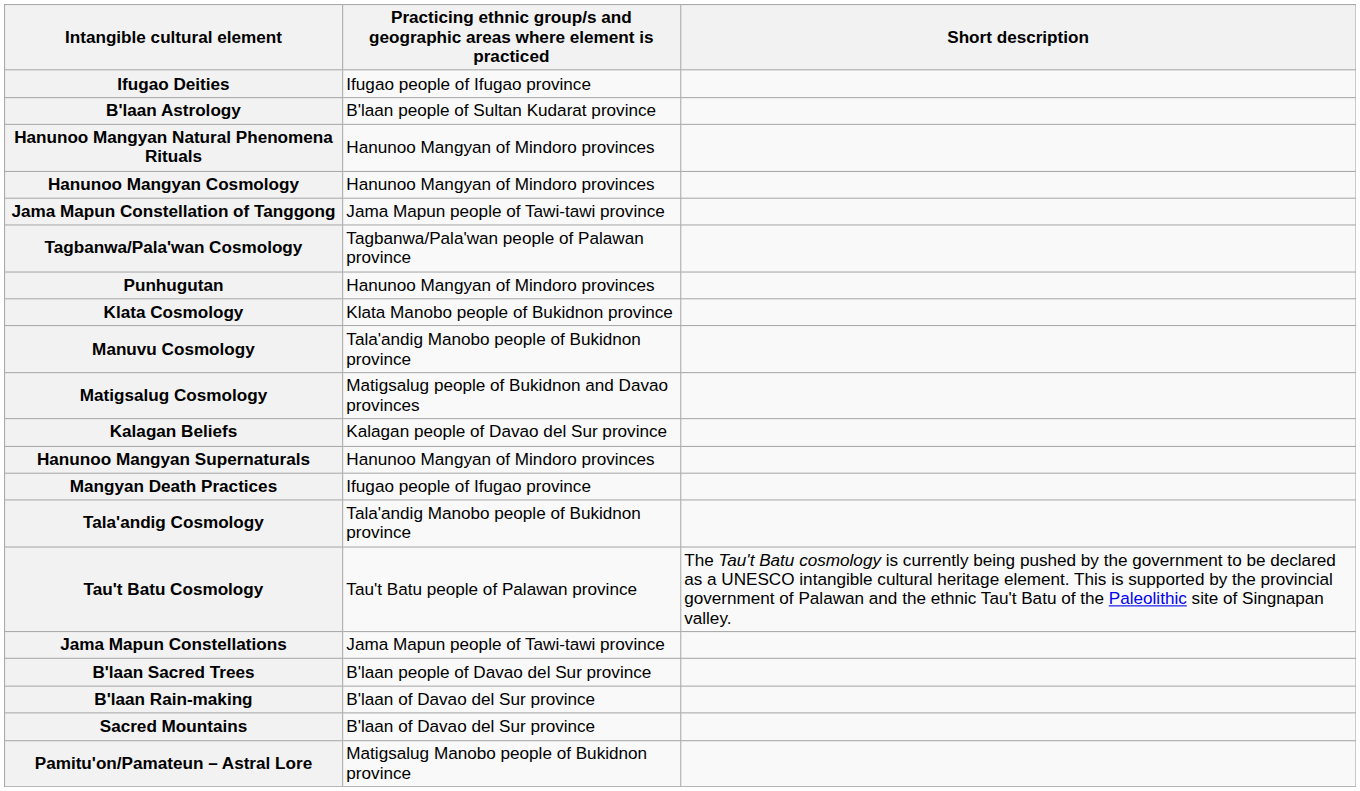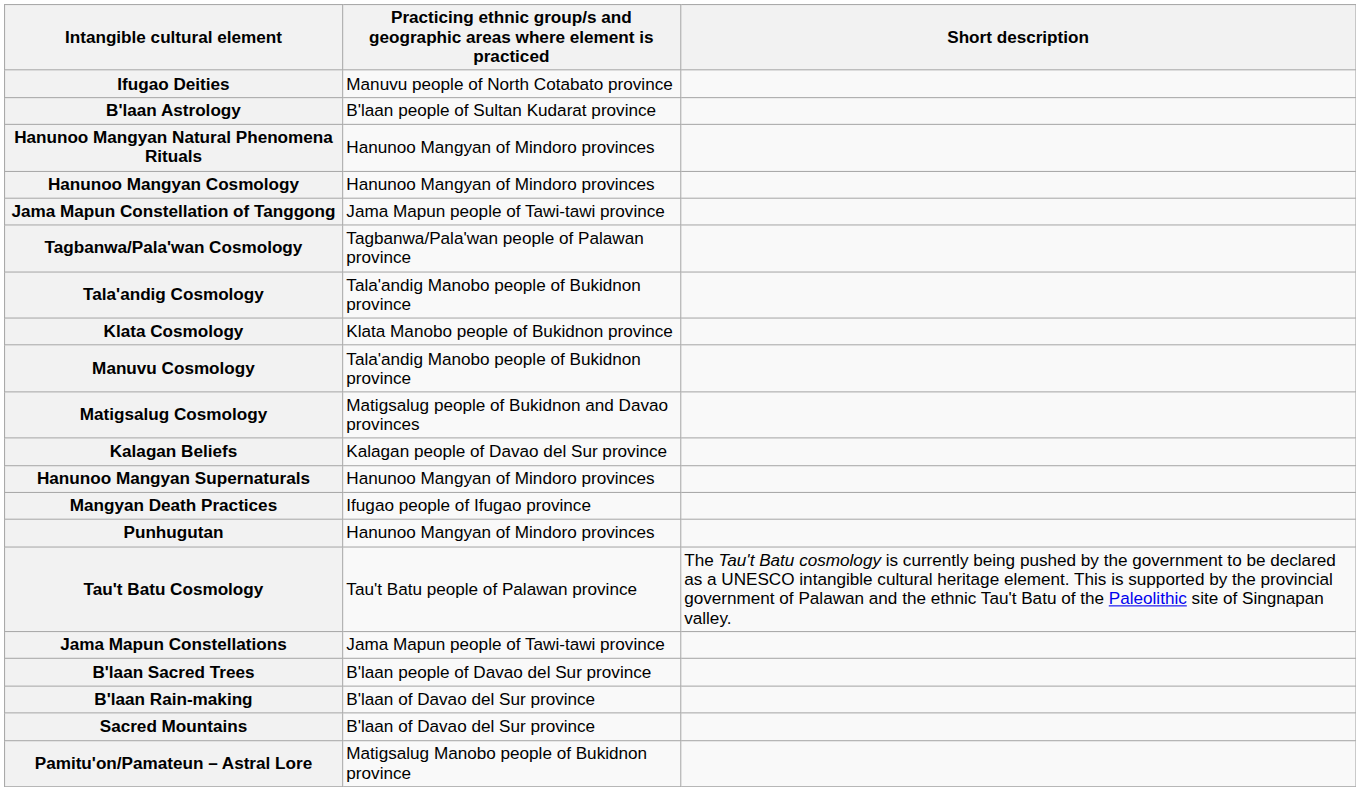(469, 83) Ifugao people of Ifugao province -> (510, 83) Manuvu people of North Cotabato province
rows swapped: (173, 523) <-> (173, 285)
